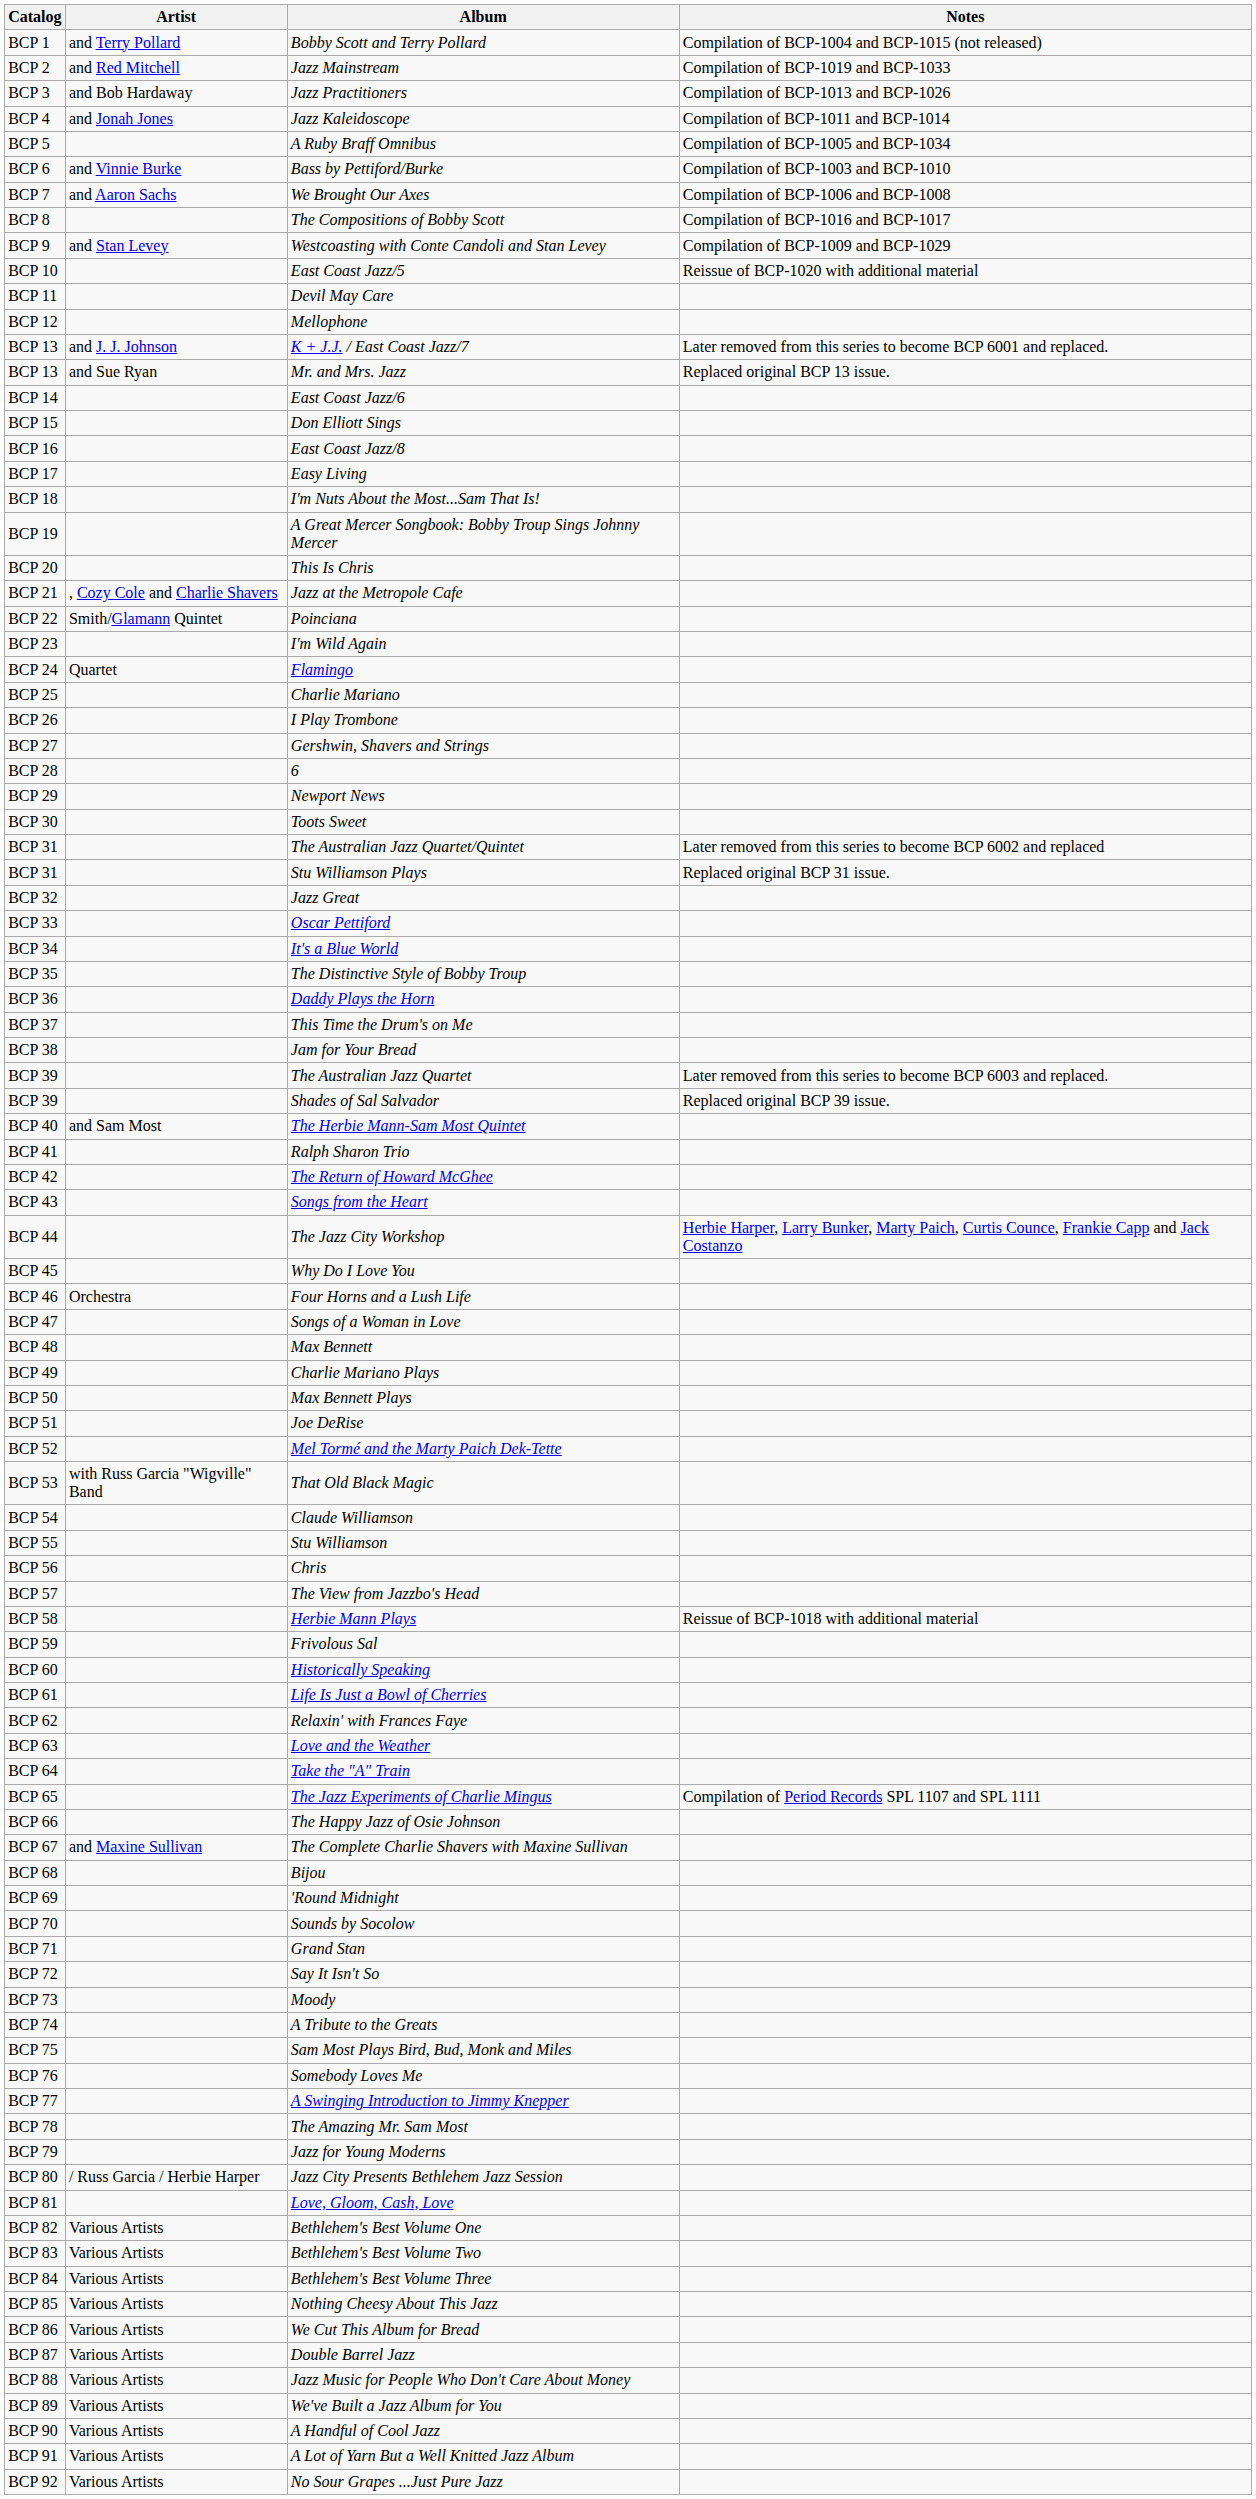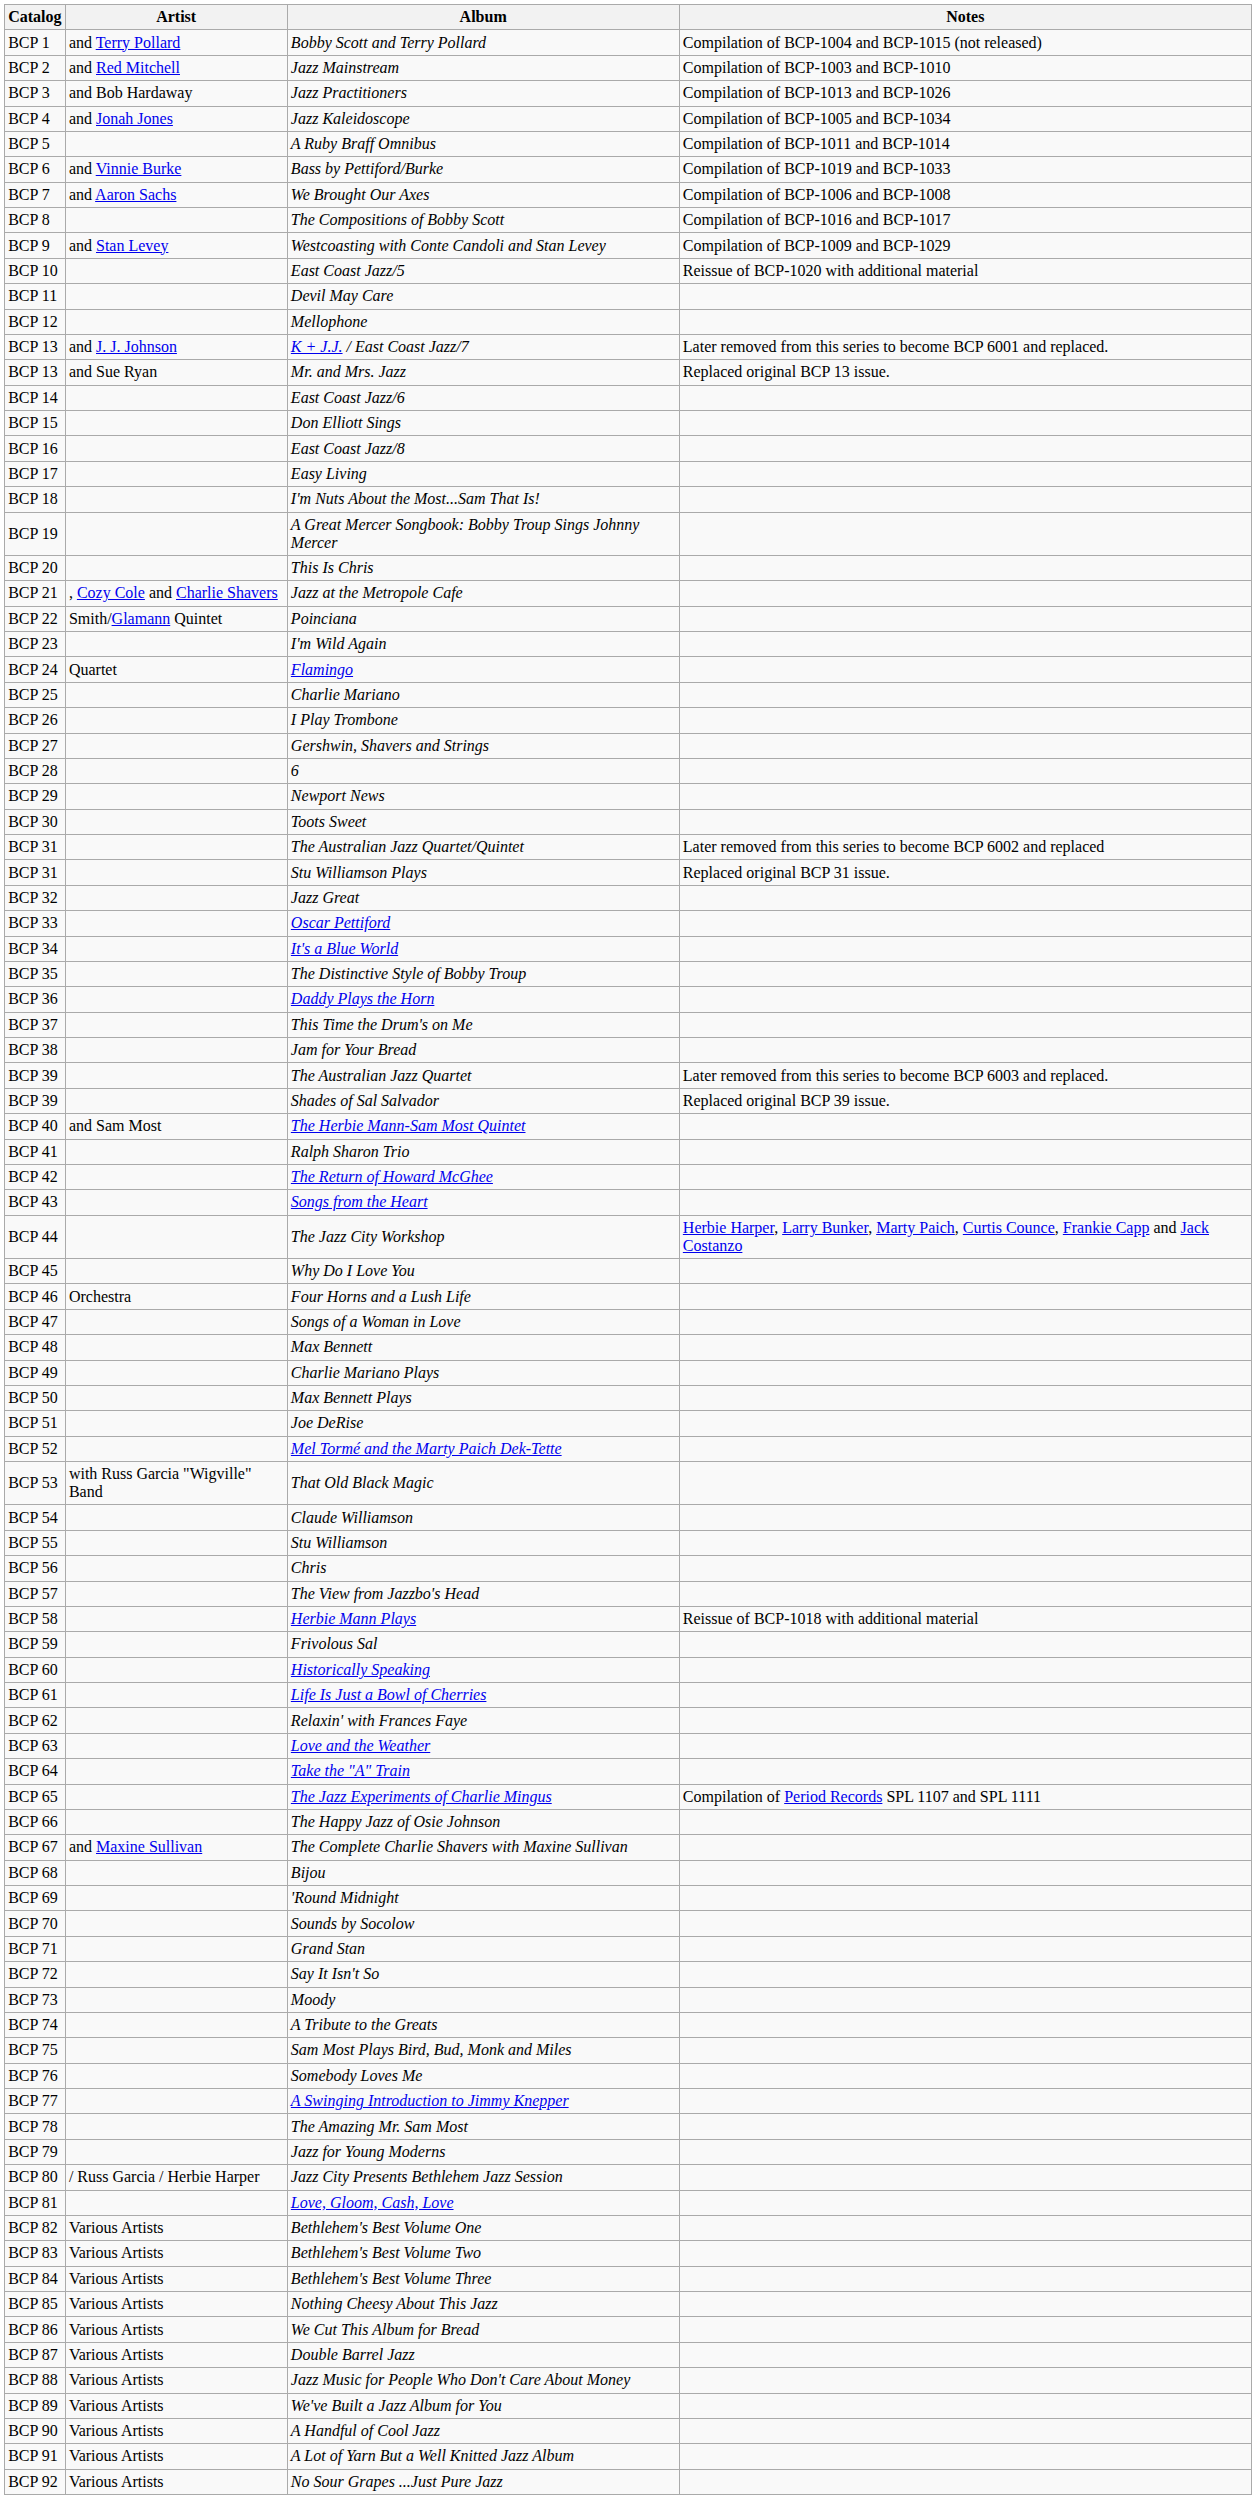(817, 67) Compilation of BCP-1019 and BCP-1033 -> (817, 67) Compilation of BCP-1003 and BCP-1010
(816, 118) Compilation of BCP-1011 and BCP-1014 -> (817, 118) Compilation of BCP-1005 and BCP-1034
(817, 144) Compilation of BCP-1005 and BCP-1034 -> (816, 144) Compilation of BCP-1011 and BCP-1014
(817, 169) Compilation of BCP-1003 and BCP-1010 -> (817, 169) Compilation of BCP-1019 and BCP-1033
